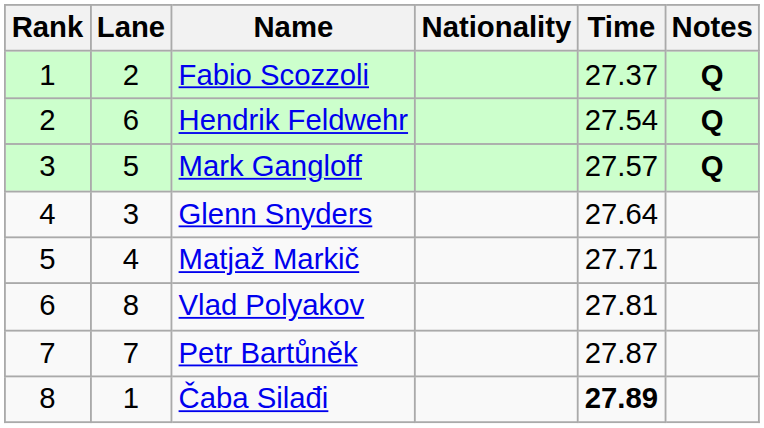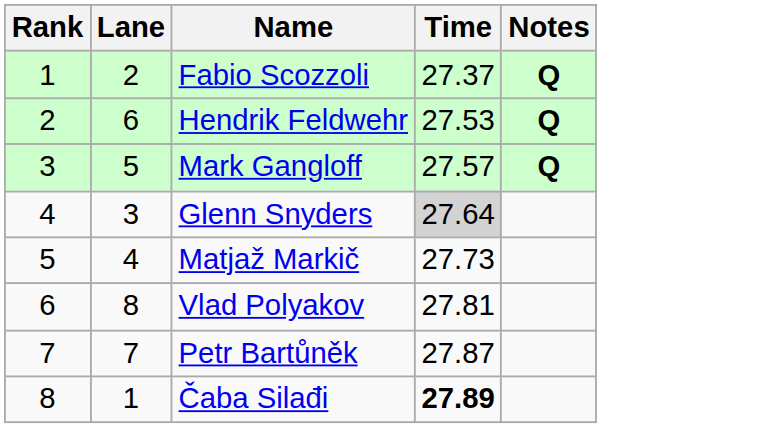- column: (496, 27)
(621, 120) 27.54 -> (458, 120) 27.53
(621, 213) no background -> (458, 213) lightgrey background
(621, 259) 27.71 -> (458, 259) 27.73
